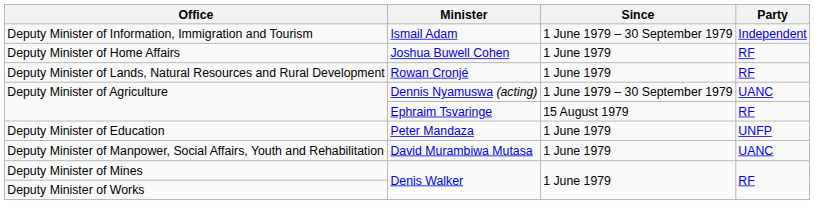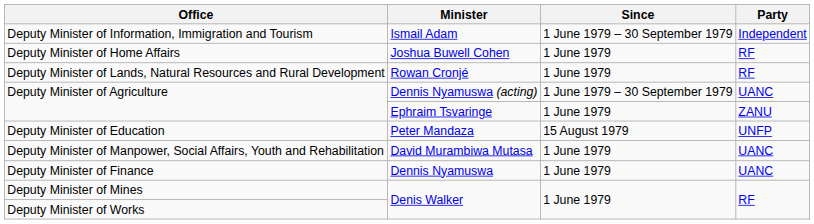(586, 112) 15 August 1979 -> (577, 112) 1 June 1979
(747, 112) RF -> (755, 112) ZANU
(577, 131) 1 June 1979 -> (586, 131) 15 August 1979
+ row: (80, 170)
